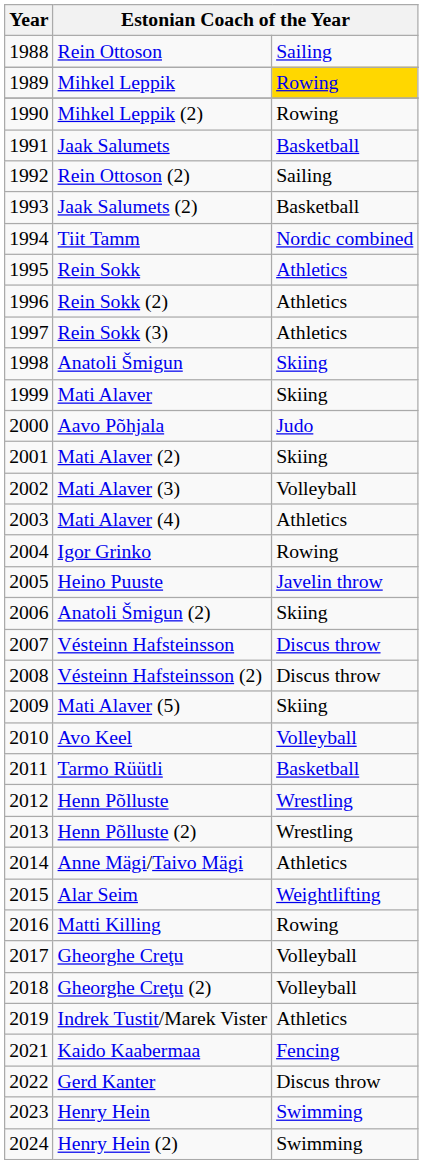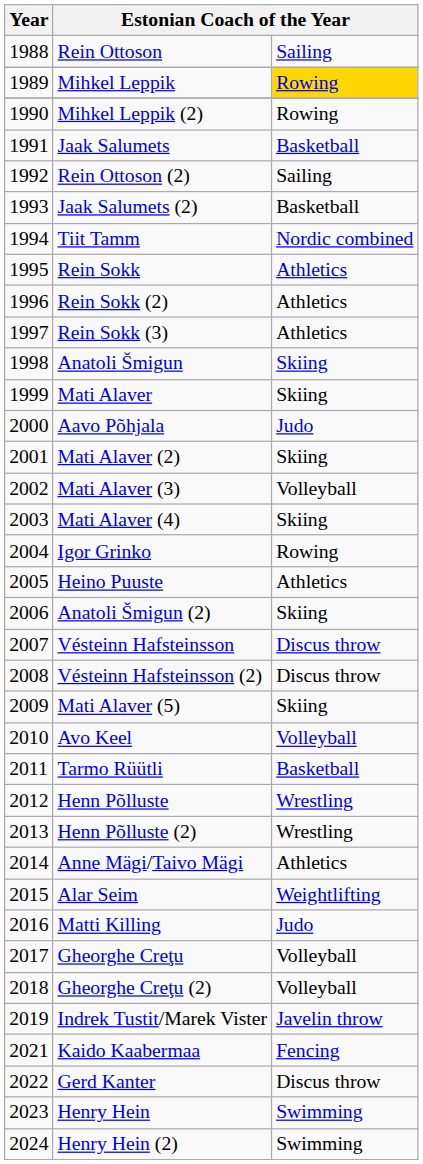(312, 519) Athletics -> (302, 519) Skiing
(329, 581) Javelin throw -> (312, 581) Athletics
(307, 925) Rowing -> (295, 925) Judo
(312, 1018) Athletics -> (329, 1018) Javelin throw
